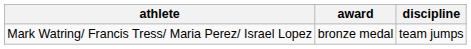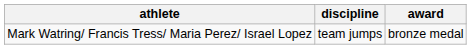columns swapped: (431, 14) <-> (356, 14)
